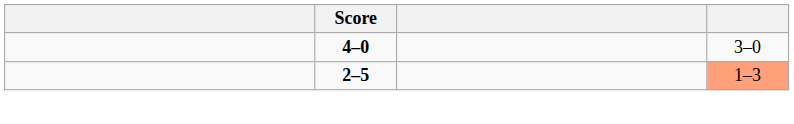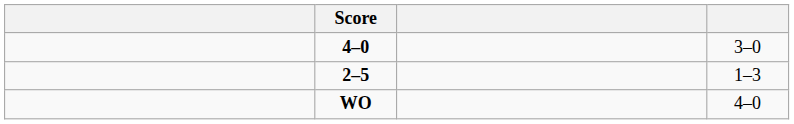(747, 75) lightsalmon background -> (747, 75) no background
+ row: (356, 103)
